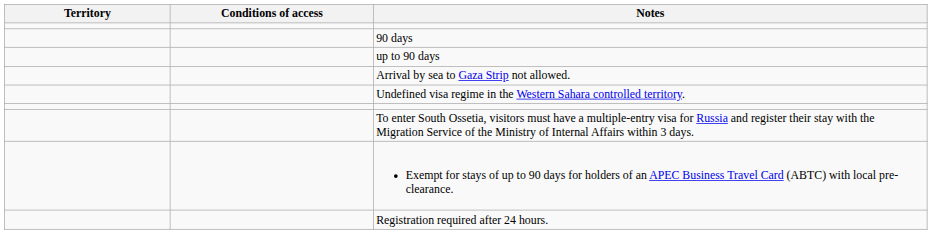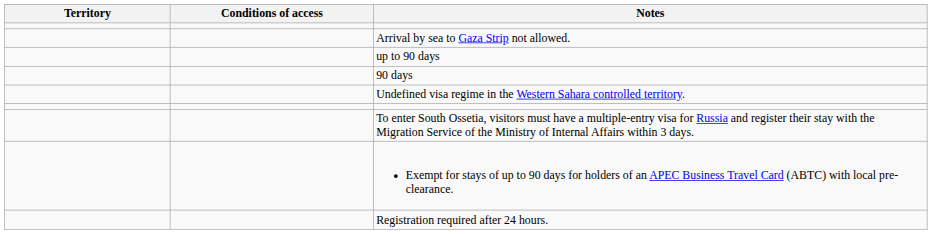rows swapped: (87, 38) <-> (87, 76)
